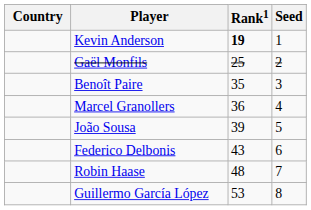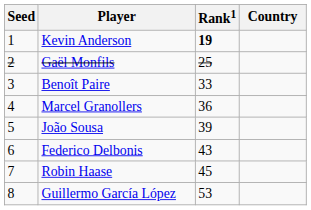columns swapped: (38, 17) <-> (289, 17)
(238, 84) 35 -> (205, 84) 33
(238, 171) 48 -> (205, 171) 45
